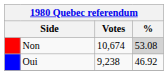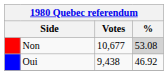(111, 46) 10,674 -> (111, 46) 10,677
(108, 62) 9,238 -> (108, 62) 9,438
